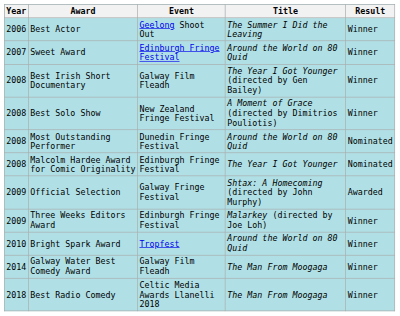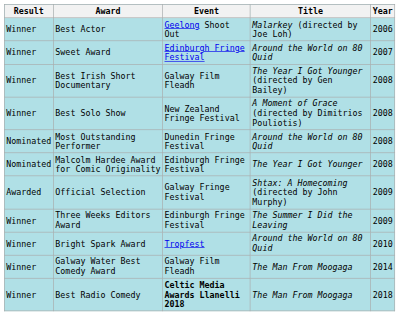columns swapped: (16, 11) <-> (370, 11)
(277, 29) The Summer I Did the Leaving -> (305, 29) Malarkey (directed by Joe Loh)
(280, 220) Malarkey (directed by Joe Loh) -> (302, 220) The Summer I Did the Leaving
(177, 295) normal -> (202, 295) bold
